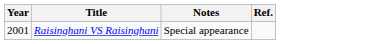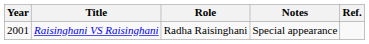+ column: (206, 13)
